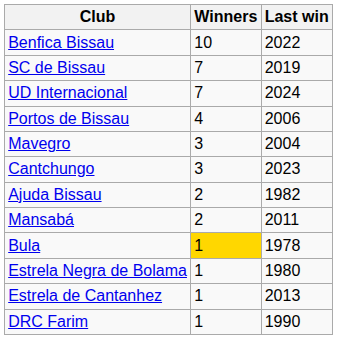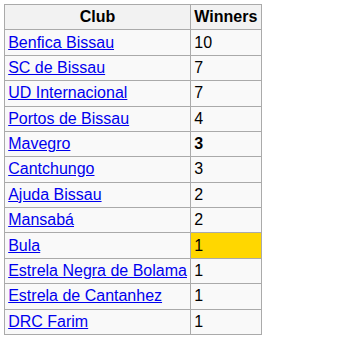- column: (297, 17)
(199, 144) normal -> (199, 144) bold
